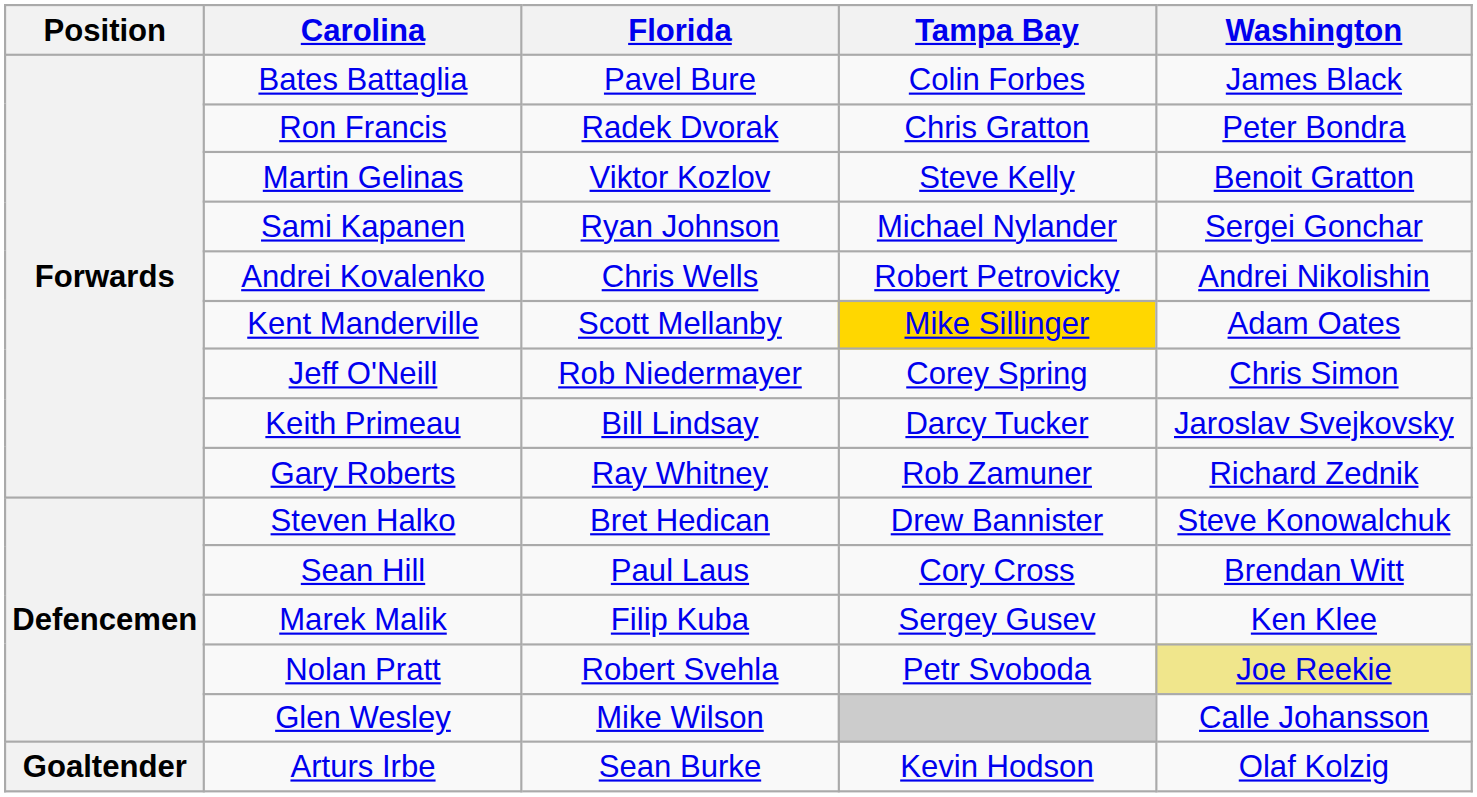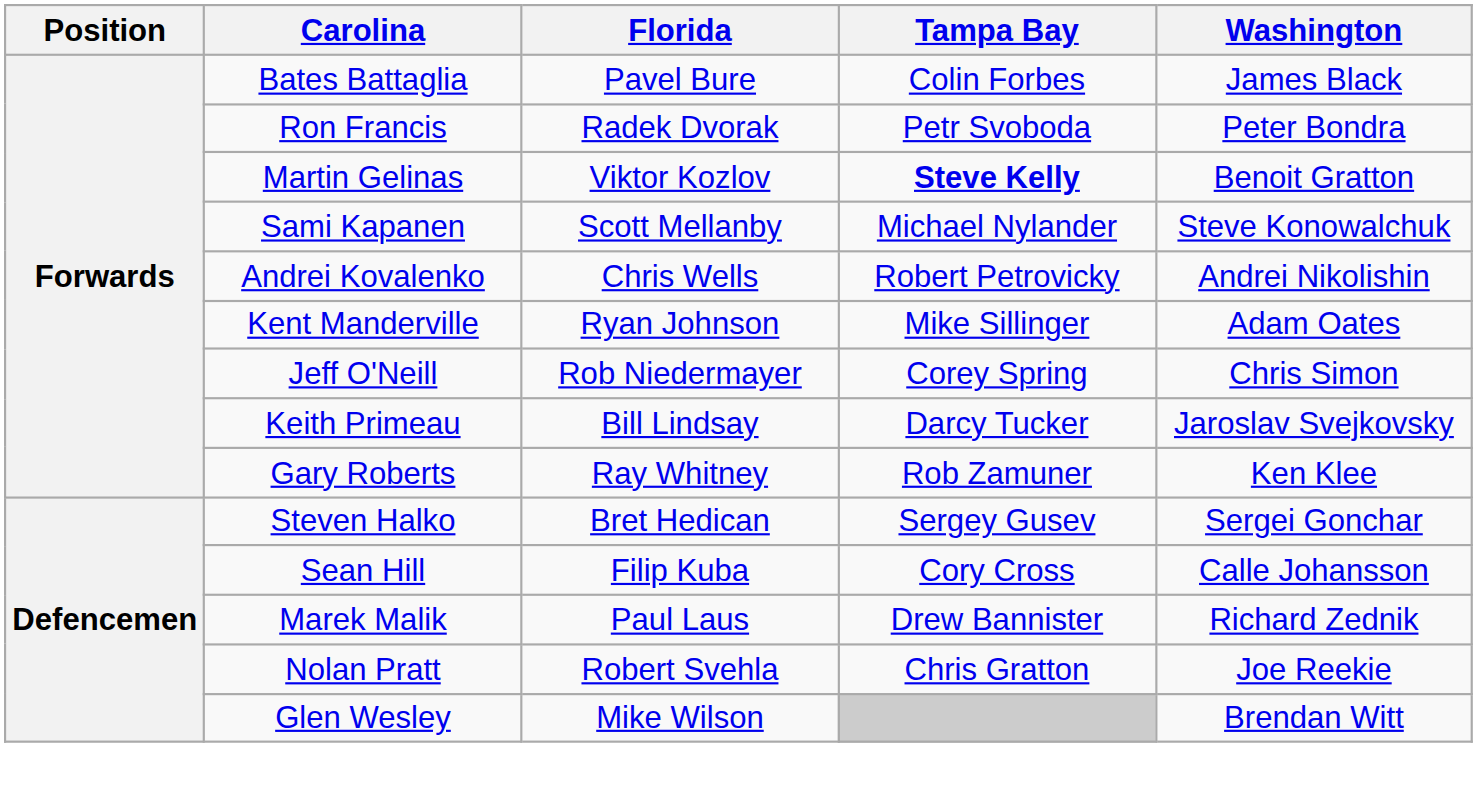(997, 128) Chris Gratton -> (997, 128) Petr Svoboda
(997, 177) normal -> (997, 177) bold
(680, 227) Ryan Johnson -> (680, 227) Scott Mellanby
(1314, 227) Sergei Gonchar -> (1314, 227) Steve Konowalchuk
(680, 325) Scott Mellanby -> (680, 325) Ryan Johnson
(997, 325) gold background -> (997, 325) no background
(1314, 472) Richard Zednik -> (1314, 472) Ken Klee
(997, 521) Drew Bannister -> (997, 521) Sergey Gusev
(1314, 521) Steve Konowalchuk -> (1314, 521) Sergei Gonchar
(680, 571) Paul Laus -> (680, 571) Filip Kuba
(1314, 571) Brendan Witt -> (1314, 571) Calle Johansson
(680, 620) Filip Kuba -> (680, 620) Paul Laus
(997, 620) Sergey Gusev -> (997, 620) Drew Bannister
(1314, 620) Ken Klee -> (1314, 620) Richard Zednik
(997, 669) Petr Svoboda -> (997, 669) Chris Gratton
(1314, 669) khaki background -> (1314, 669) no background
(1314, 718) Calle Johansson -> (1314, 718) Brendan Witt
- row: (363, 767)
